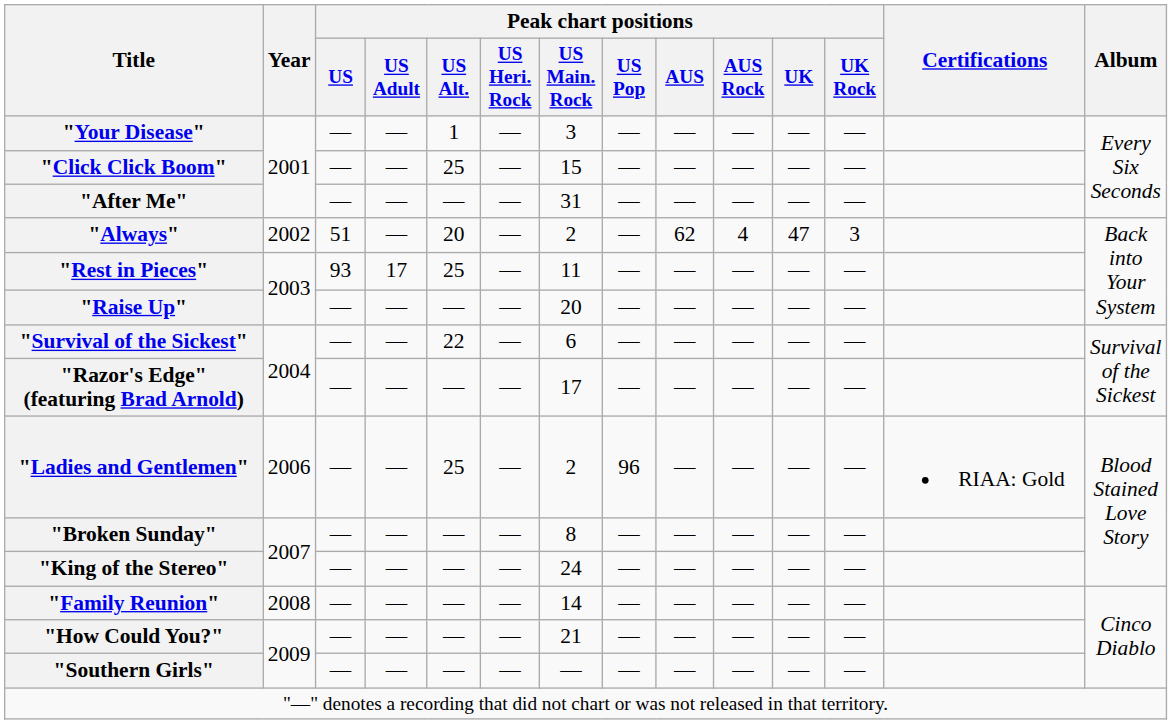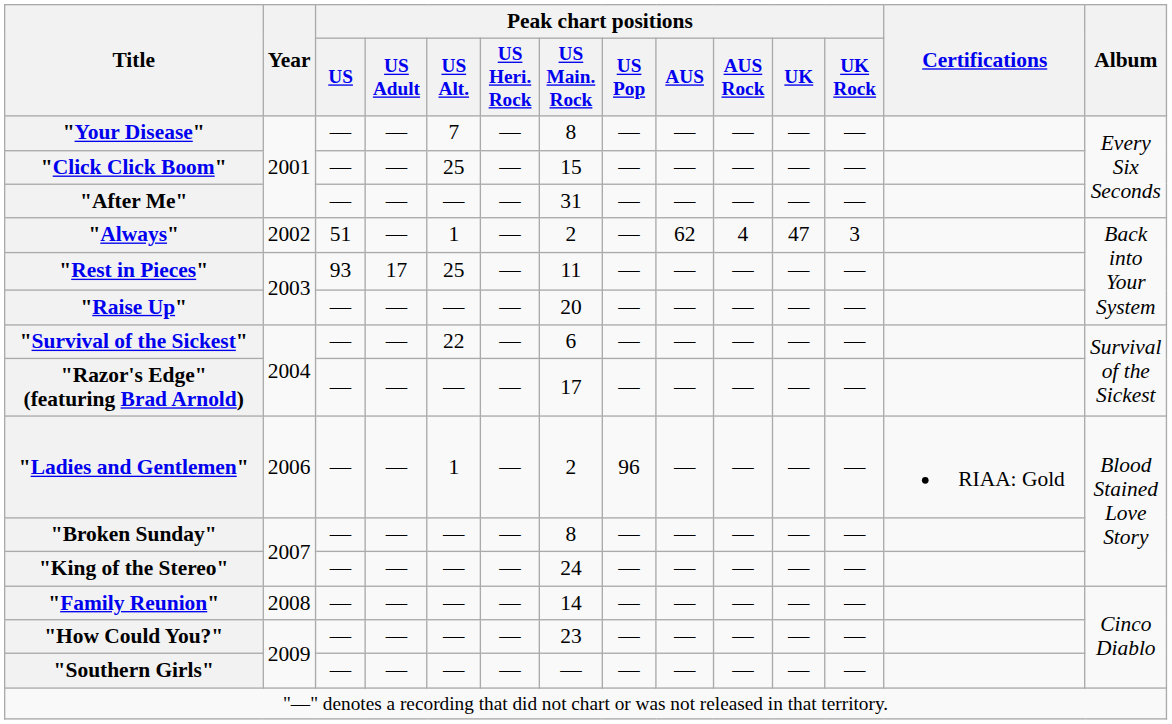(454, 132) 1 -> (454, 132) 7
(571, 132) 3 -> (571, 132) 8
(454, 234) 20 -> (454, 234) 1
(454, 466) 25 -> (454, 466) 1
(571, 636) 21 -> (571, 636) 23
